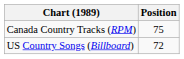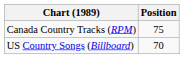(159, 45) 72 -> (159, 45) 70
